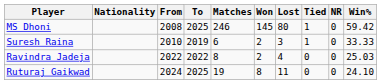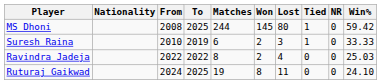(221, 27) 246 -> (221, 27) 244
